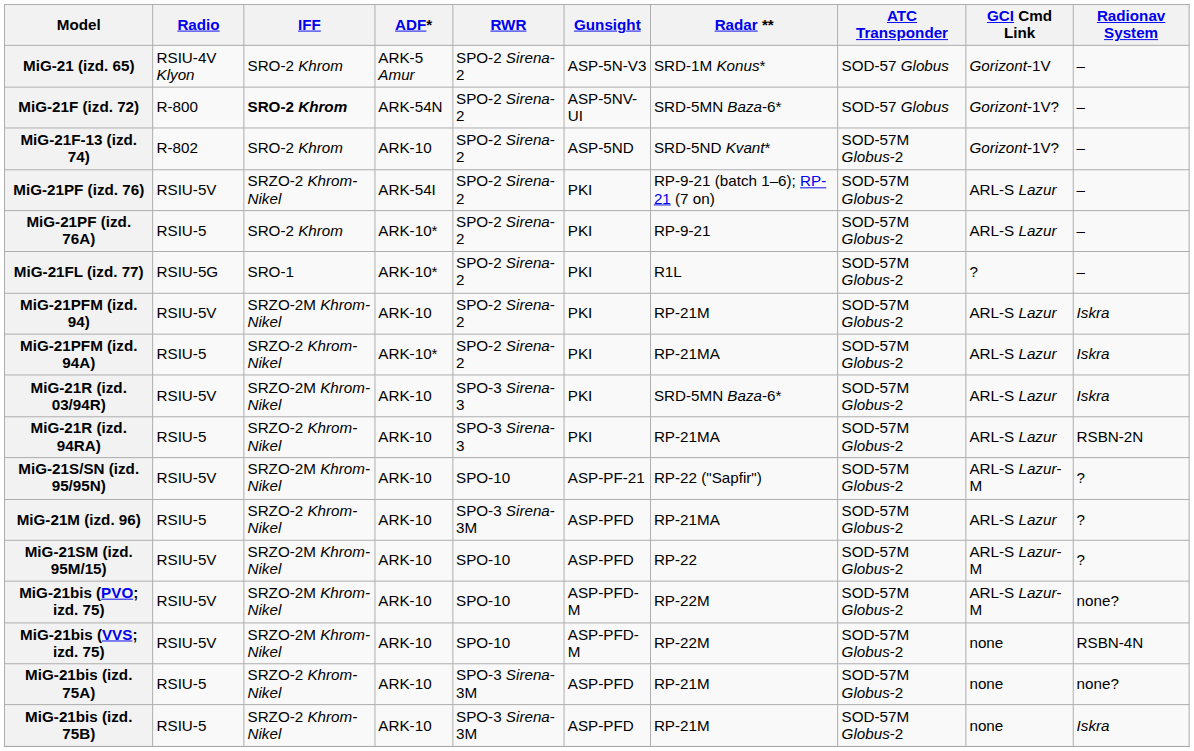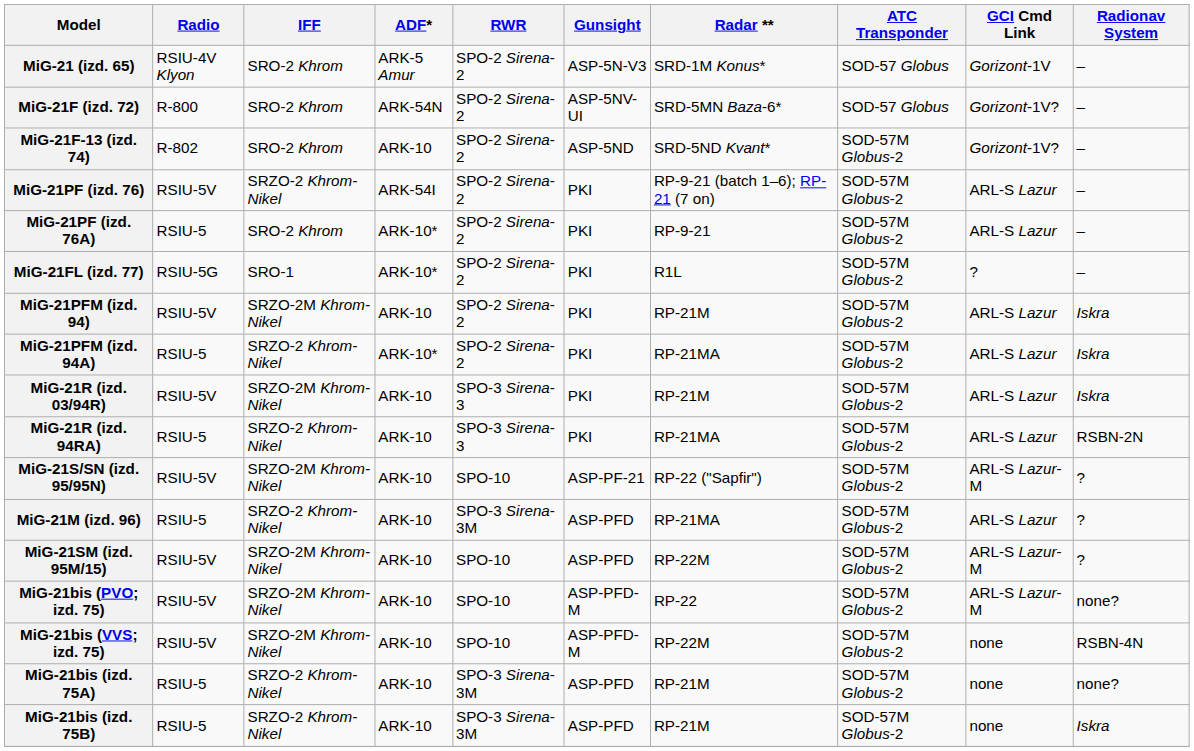(297, 107) bold -> (295, 107) normal
(718, 395) SRD-5MN Baza-6* -> (682, 395) RP-21M
(675, 560) RP-22 -> (682, 560) RP-22M
(682, 601) RP-22M -> (675, 601) RP-22
